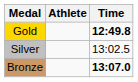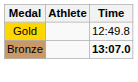(111, 31) bold -> (111, 31) normal
- row: (25, 49)
